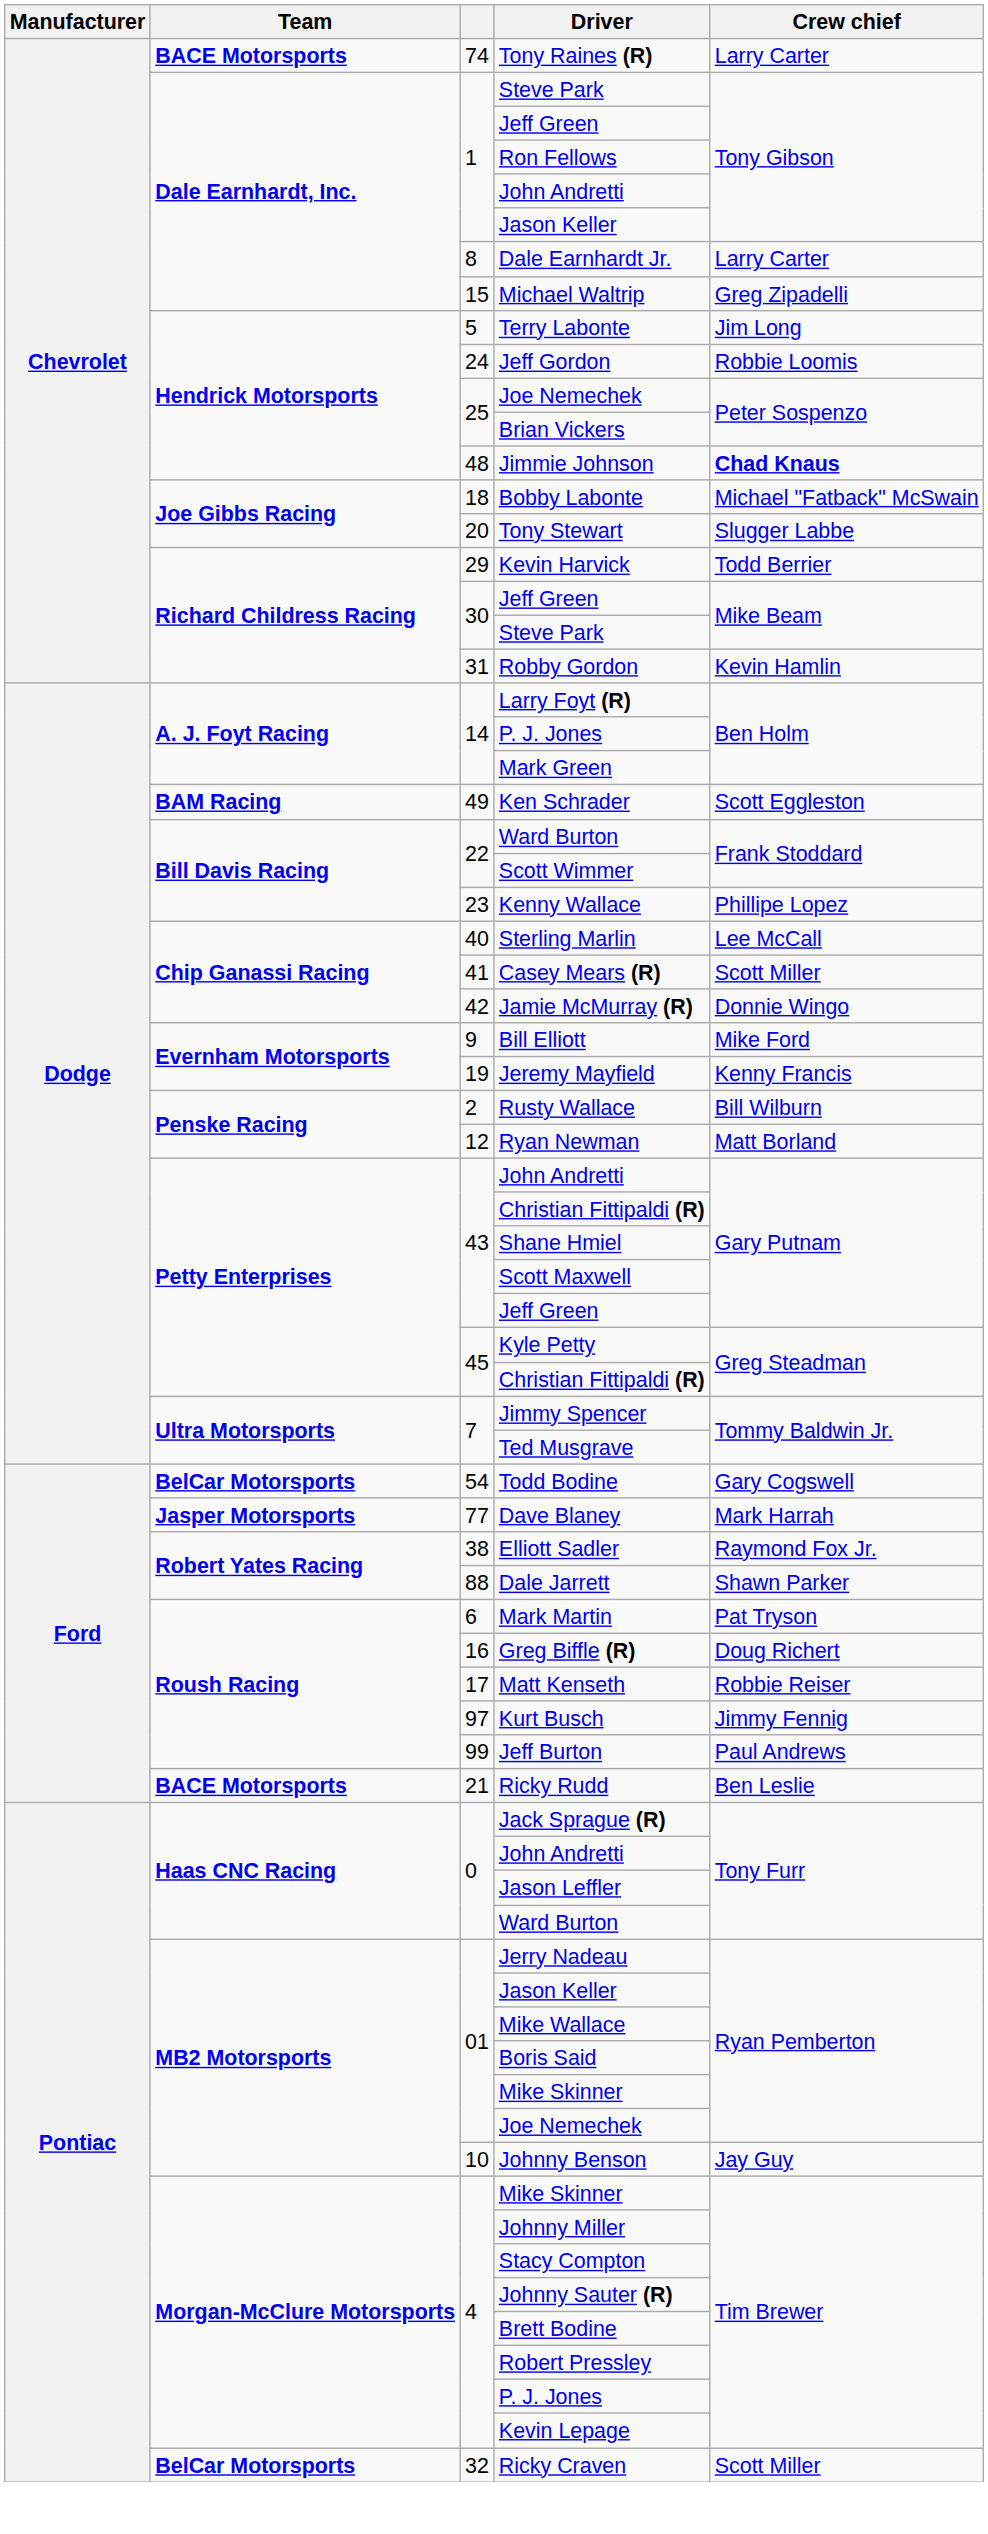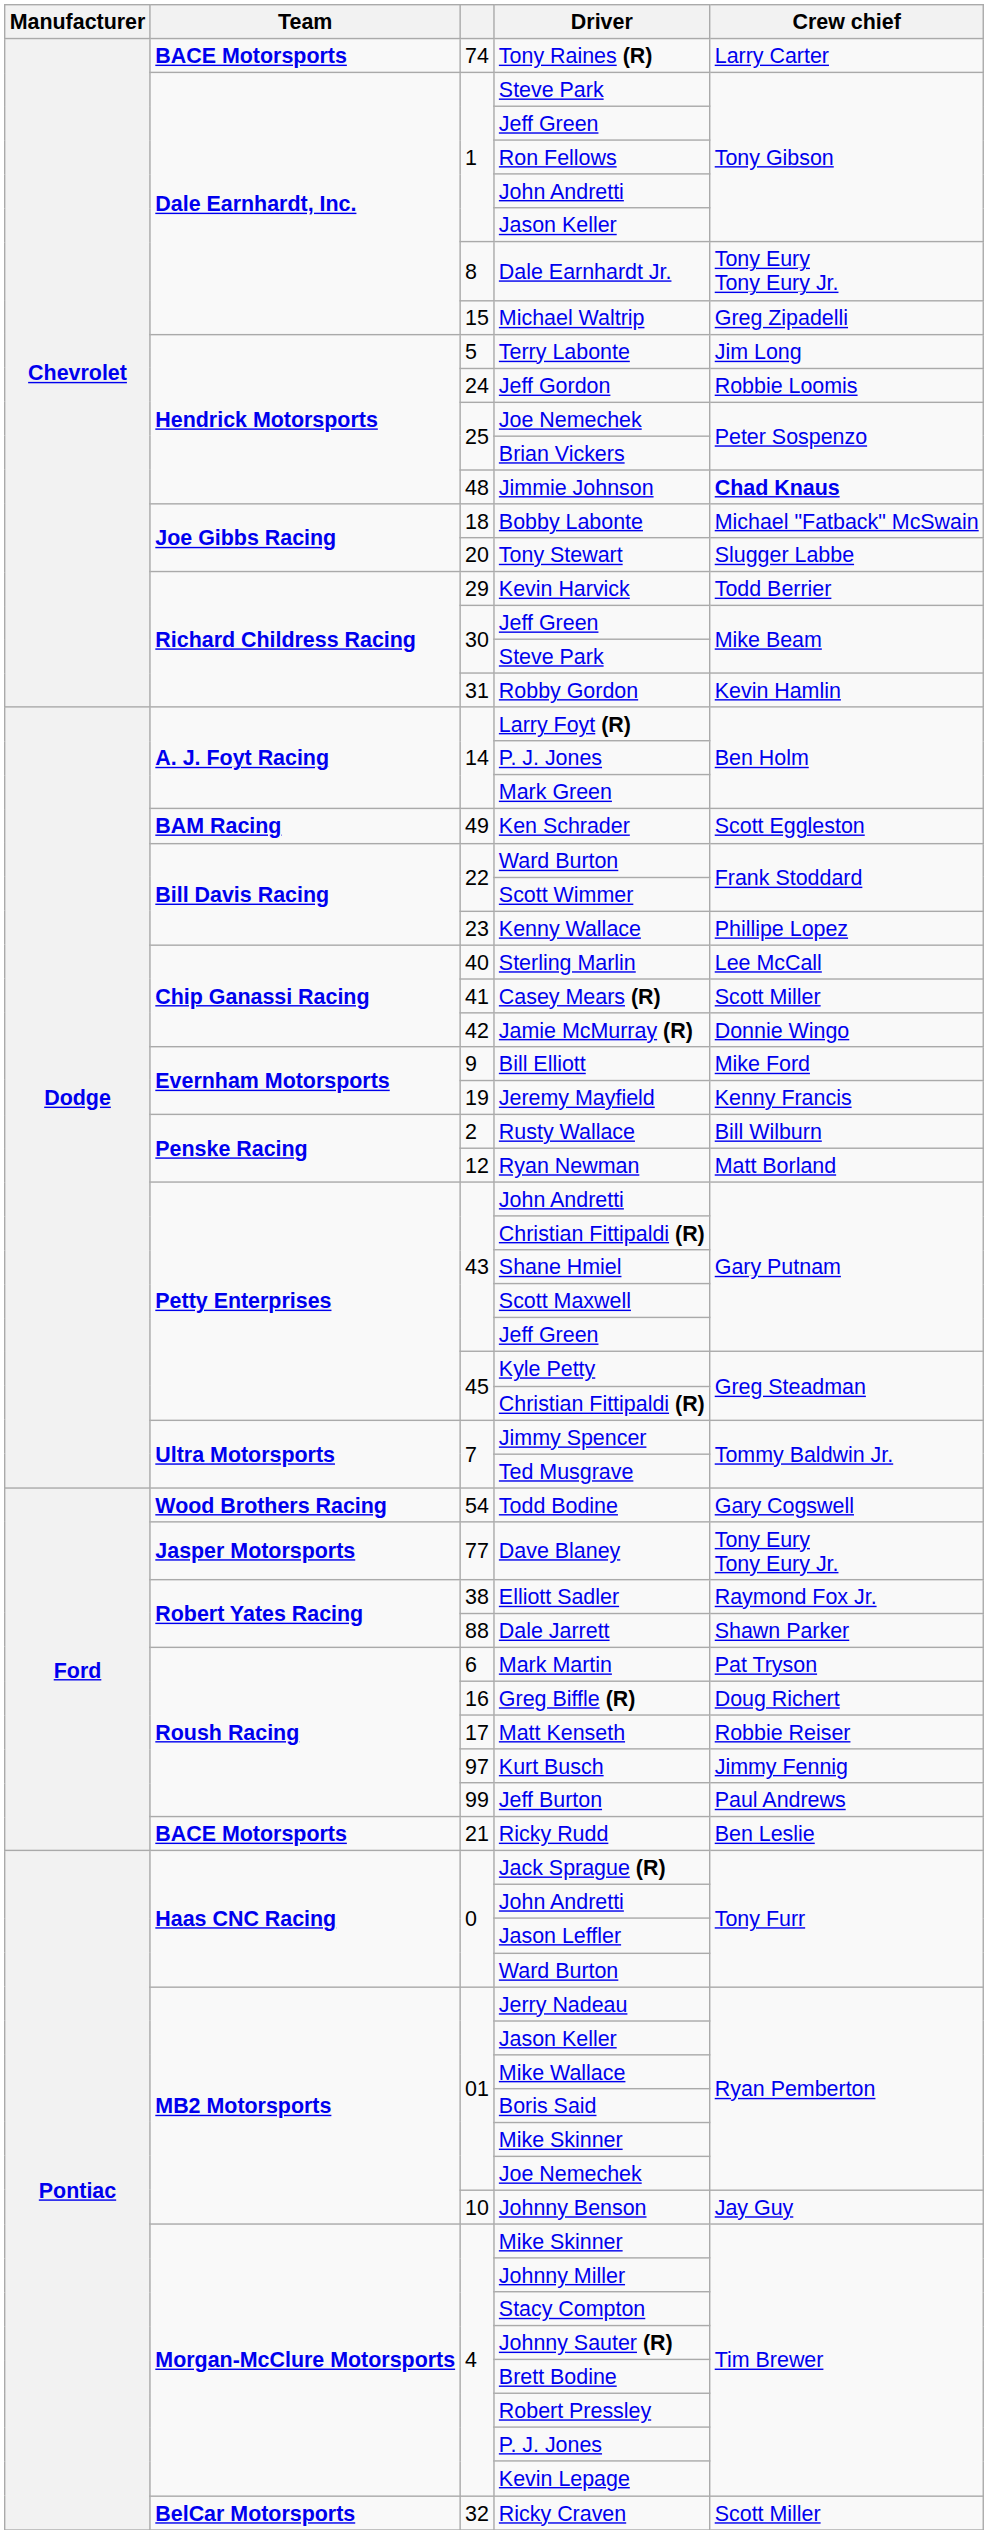(772, 259) Larry Carter -> (777, 271) Tony Eury Tony Eury Jr.
(255, 1481) BelCar Motorsports -> (271, 1505) Wood Brothers Racing
(774, 1515) Mark Harrah -> (777, 1551) Tony Eury Tony Eury Jr.
